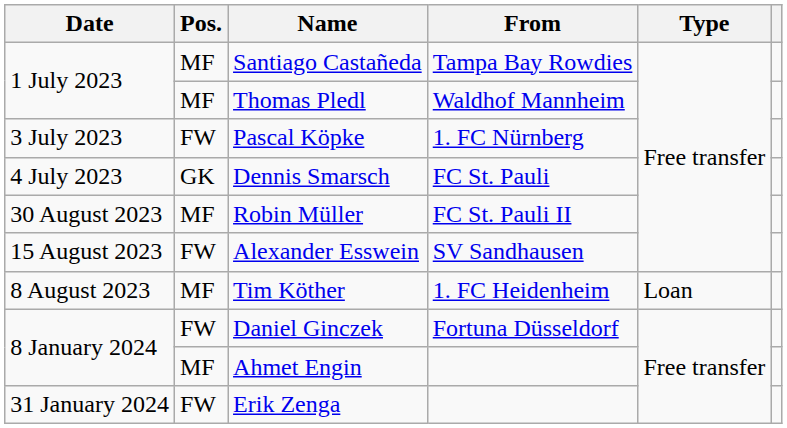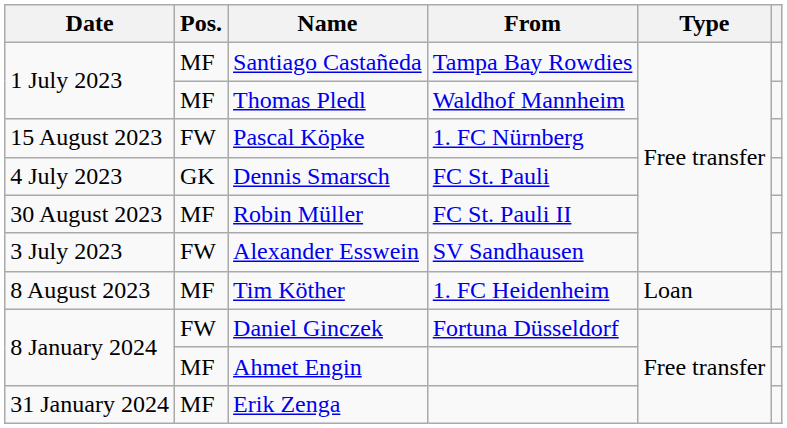(66, 137) 3 July 2023 -> (86, 137) 15 August 2023
(86, 251) 15 August 2023 -> (66, 251) 3 July 2023
(198, 404) FW -> (197, 404) MF
